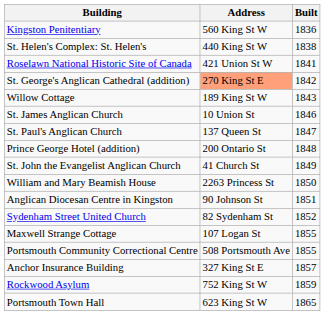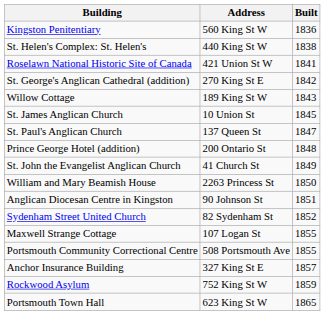(233, 81) lightsalmon background -> (233, 81) no background
(306, 115) 1846 -> (306, 115) 1845
